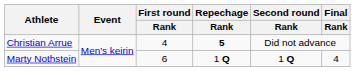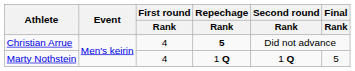(164, 59) 6 -> (164, 59) 4
(336, 59) 4 -> (336, 59) 5
